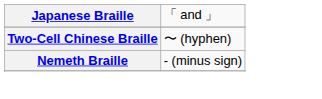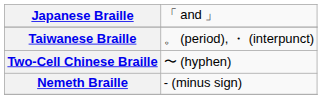+ row: (83, 38)
